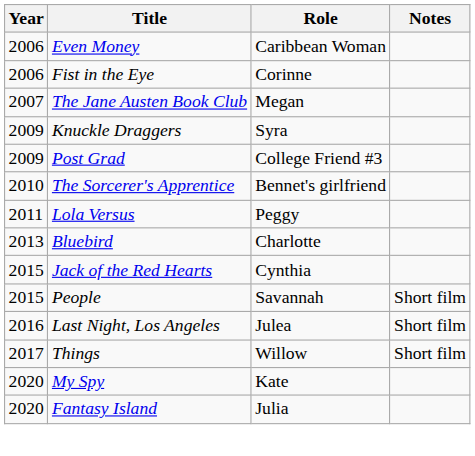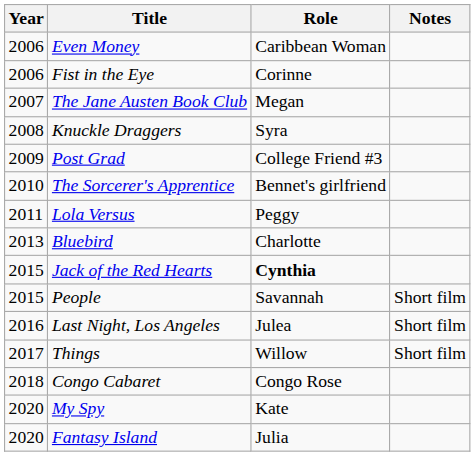(26, 130) 2009 -> (26, 130) 2008
(283, 269) normal -> (286, 269) bold
+ row: (106, 381)
